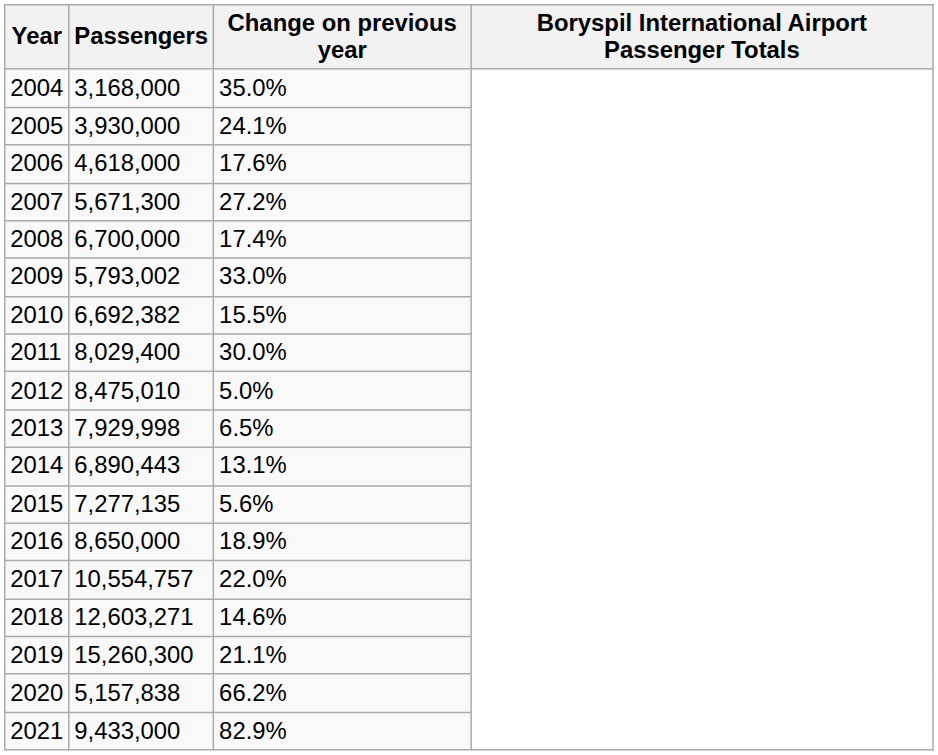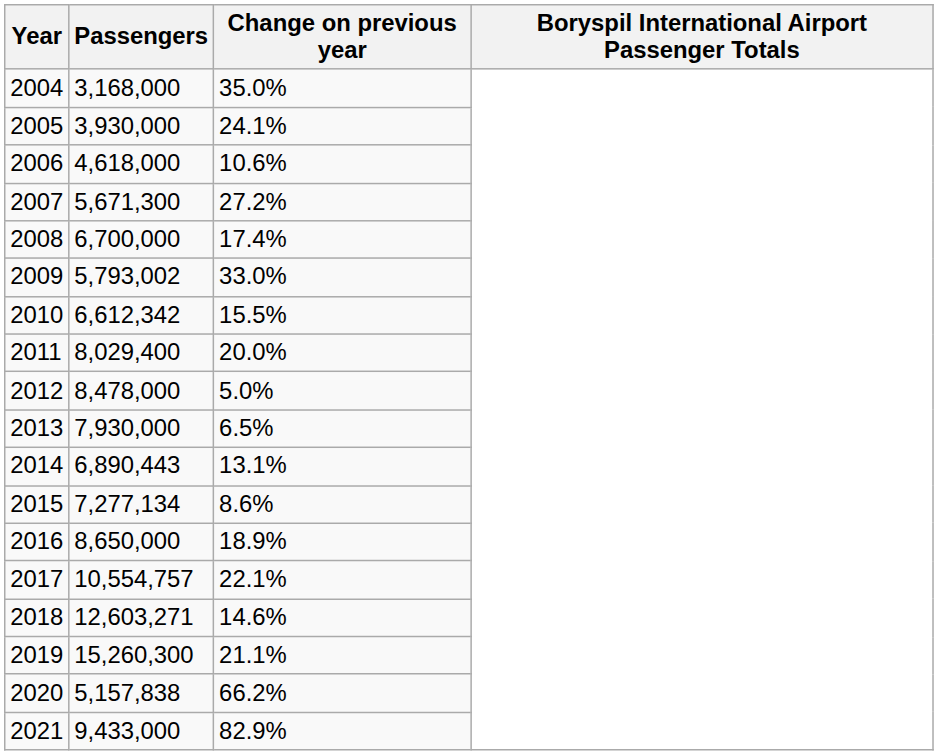(253, 163) 17.6% -> (253, 163) 10.6%
(127, 314) 6,692,382 -> (127, 314) 6,612,342
(253, 352) 30.0% -> (253, 352) 20.0%
(127, 390) 8,475,010 -> (127, 390) 8,478,000
(127, 428) 7,929,998 -> (127, 428) 7,930,000
(127, 503) 7,277,135 -> (127, 503) 7,277,134
(246, 503) 5.6% -> (246, 503) 8.6%
(253, 579) 22.0% -> (253, 579) 22.1%
